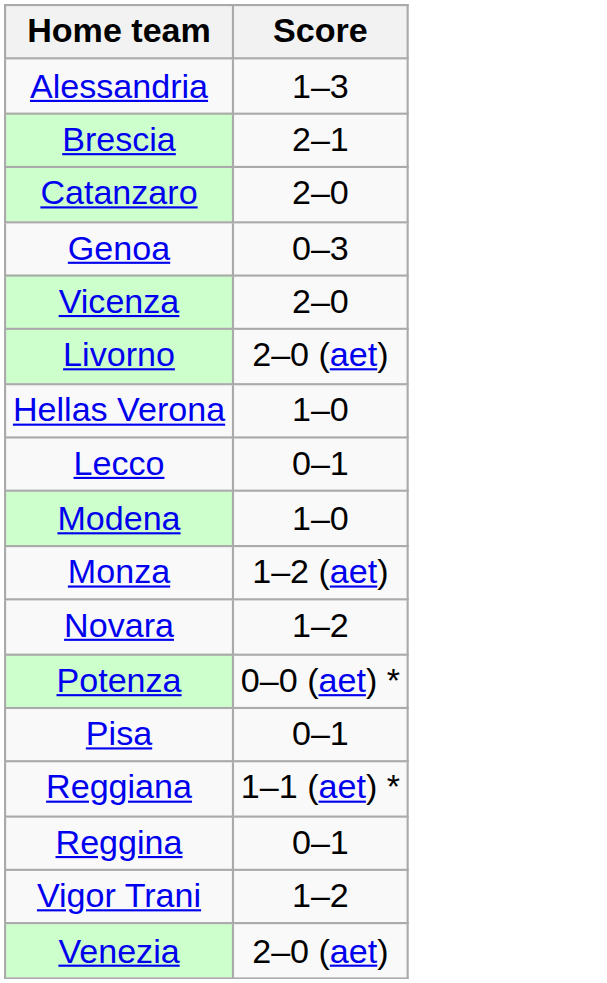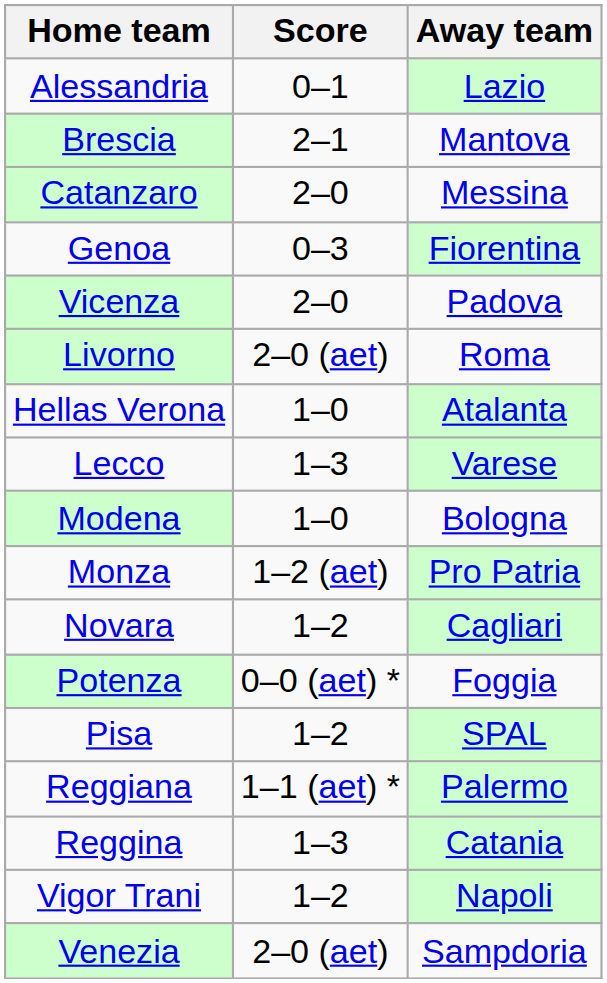+ column: (504, 31)
(320, 85) 1–3 -> (320, 85) 0–1
(320, 463) 0–1 -> (320, 463) 1–3
(320, 734) 0–1 -> (320, 734) 1–2
(320, 842) 0–1 -> (320, 842) 1–3
